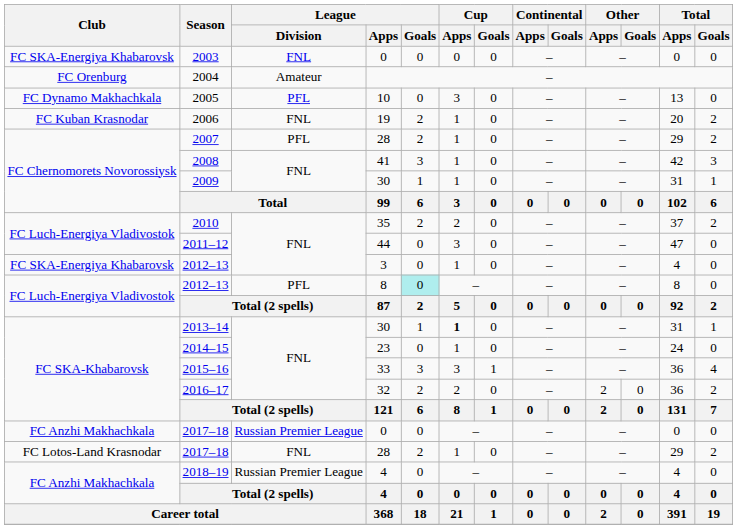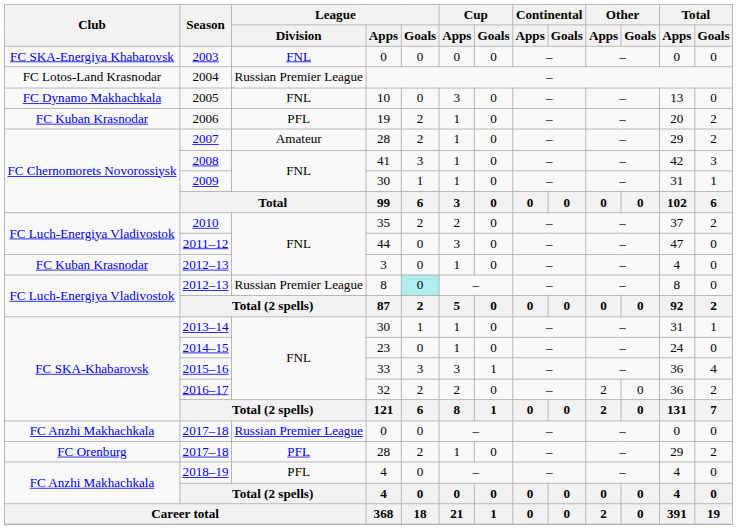(92, 77) FC Orenburg -> (92, 77) FC Lotos-Land Krasnodar
(299, 77) Amateur -> (299, 77) Russian Premier League
(299, 98) PFL -> (299, 98) FNL
(299, 118) FNL -> (299, 118) PFL
(299, 139) PFL -> (299, 139) Amateur
(92, 264) FC SKA-Energiya Khabarovsk -> (92, 264) FC Kuban Krasnodar
(299, 285) PFL -> (299, 285) Russian Premier League
(457, 327) bold -> (457, 327) normal
(92, 451) FC Lotos-Land Krasnodar -> (92, 451) FC Orenburg
(299, 451) FNL -> (299, 451) PFL
(299, 472) Russian Premier League -> (299, 472) PFL
